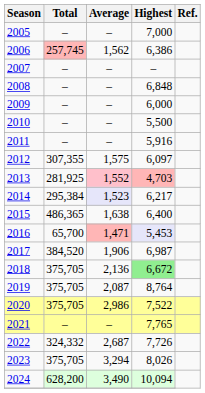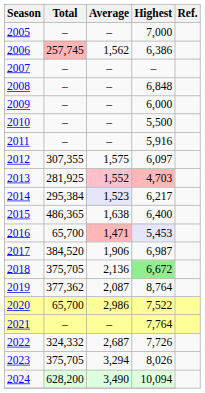(65, 287) 375,705 -> (65, 287) 377,362
(65, 305) 375,705 -> (68, 305) 65,700
(159, 324) 7,765 -> (159, 324) 7,764
